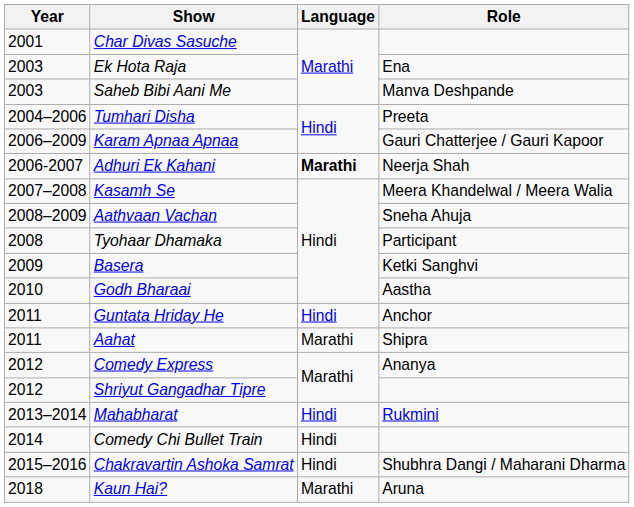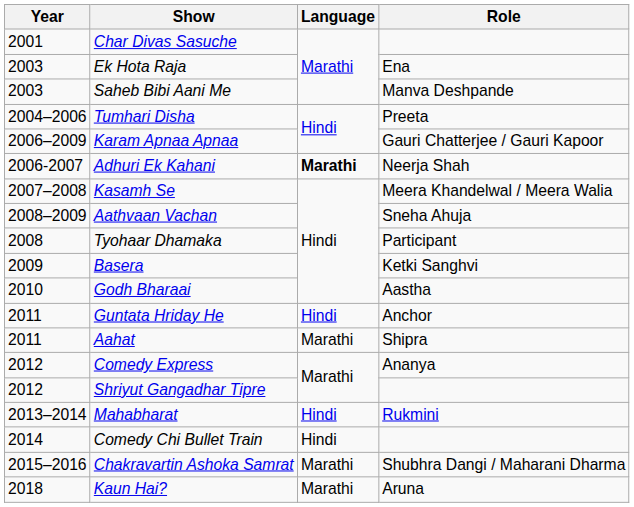(319, 464) Hindi -> (327, 464) Marathi
